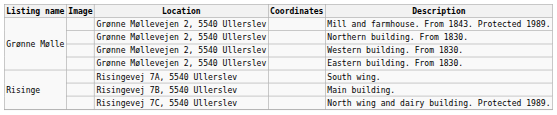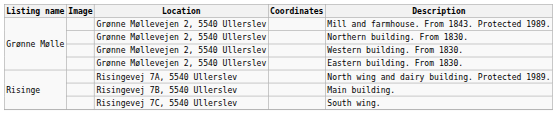(354, 77) South wing. -> (439, 77) North wing and dairy building. Protected 1989.
(439, 103) North wing and dairy building. Protected 1989. -> (354, 103) South wing.
